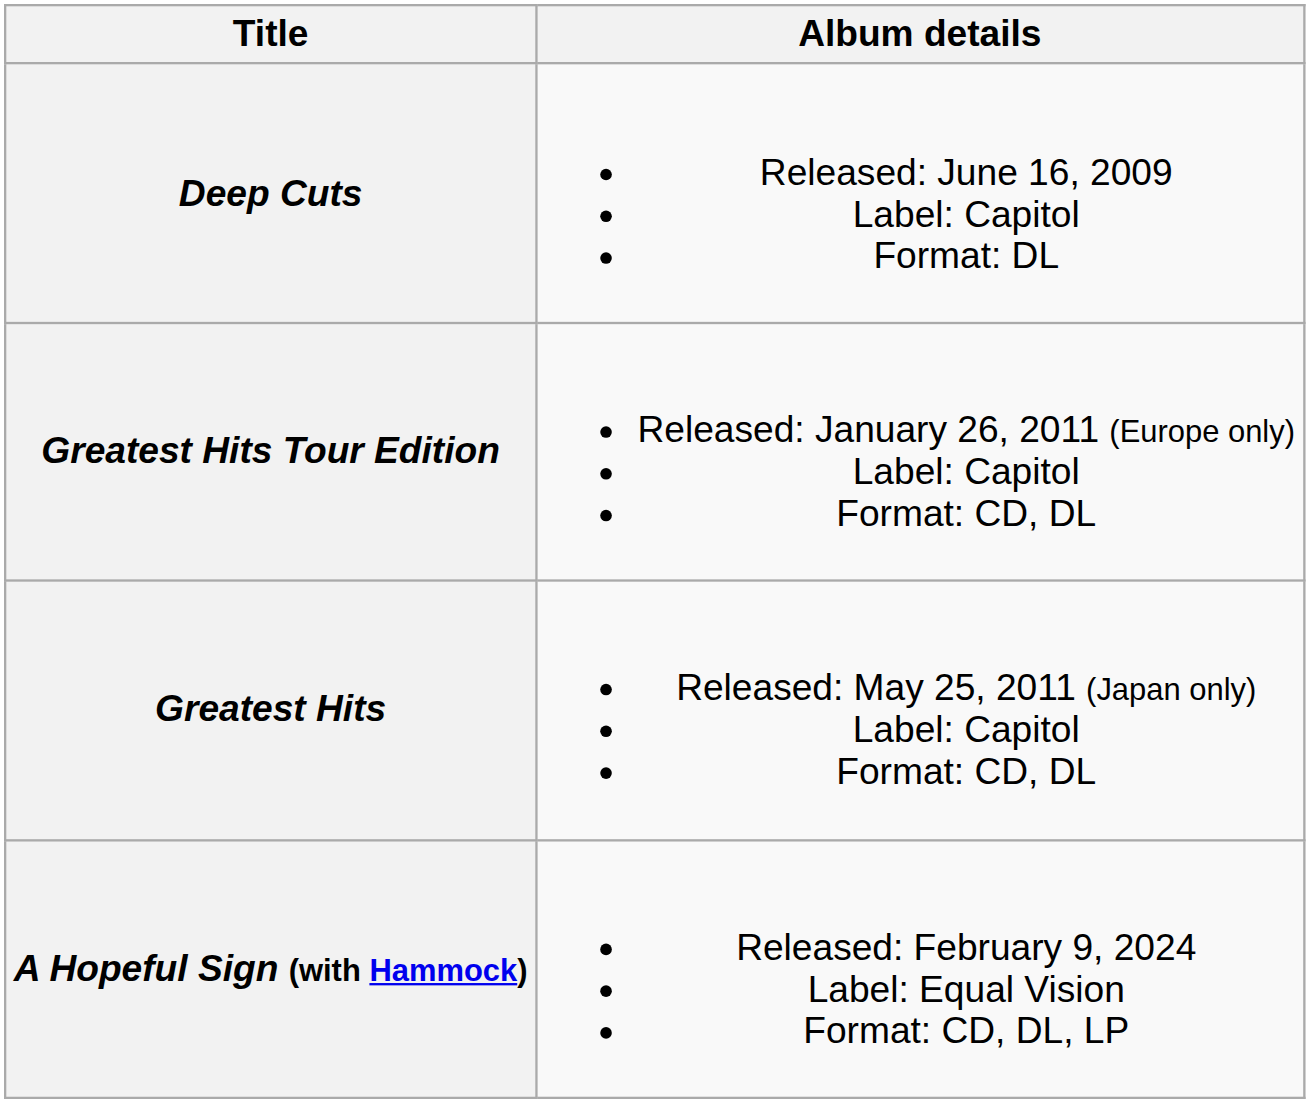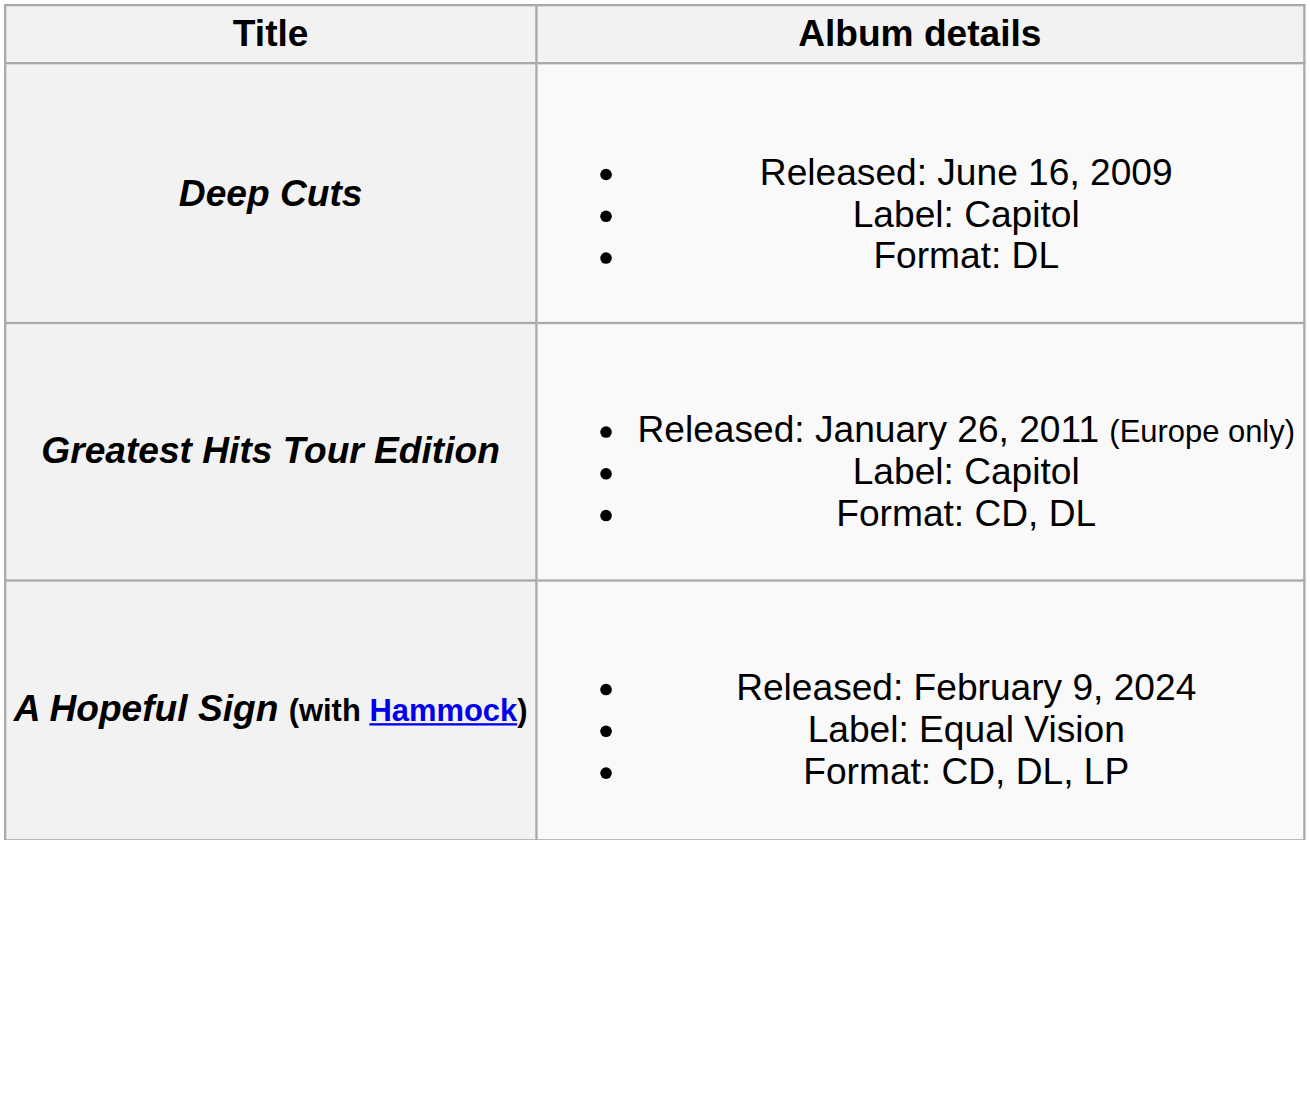- row: (271, 709)
